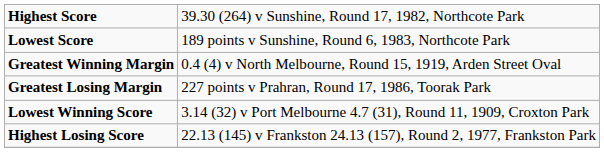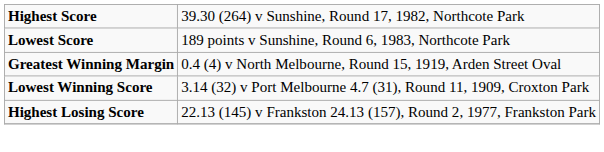- row: (85, 87)
